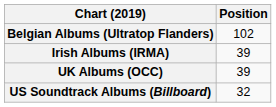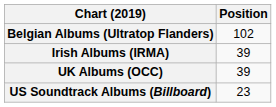(243, 92) 32 -> (243, 92) 23
